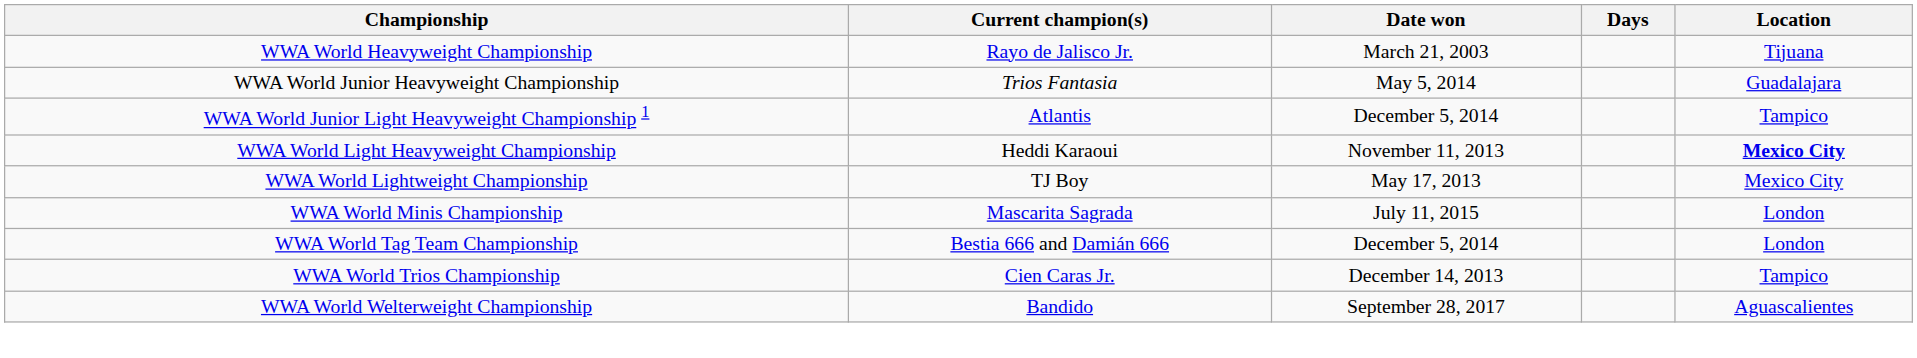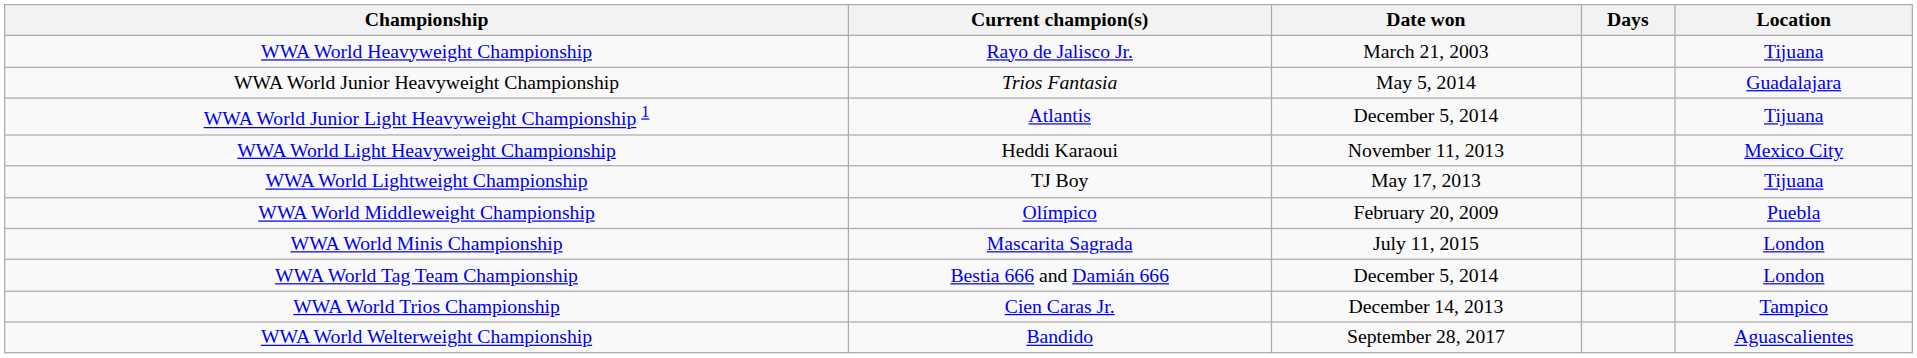(1794, 116) Tampico -> (1794, 116) Tijuana
(1794, 150) bold -> (1794, 150) normal
(1794, 181) Mexico City -> (1794, 181) Tijuana
+ row: (427, 212)
